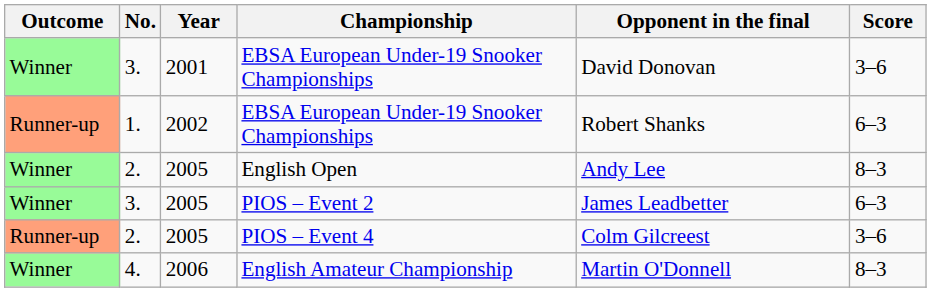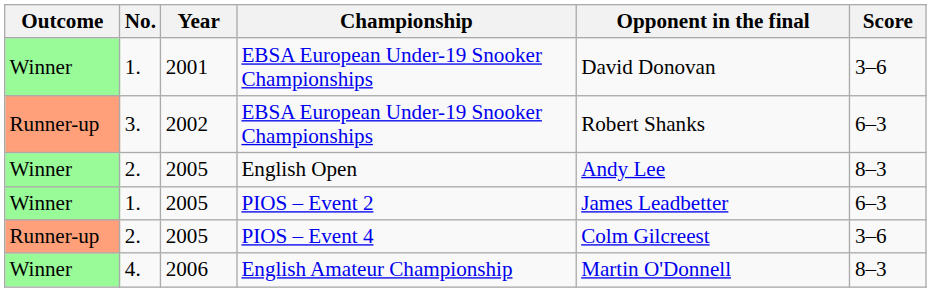(133, 66) 3. -> (133, 66) 1.
(133, 123) 1. -> (133, 123) 3.
(133, 202) 3. -> (133, 202) 1.
